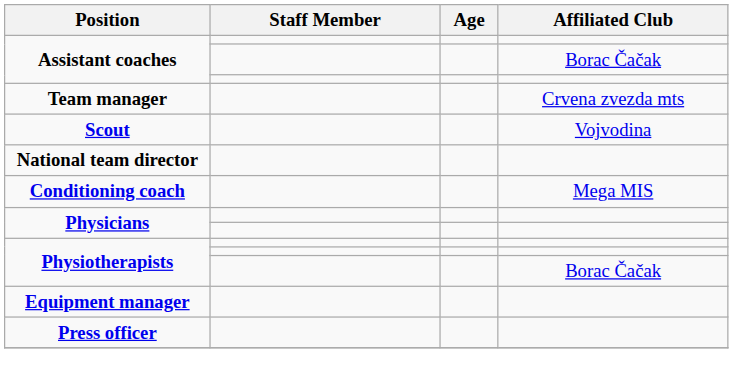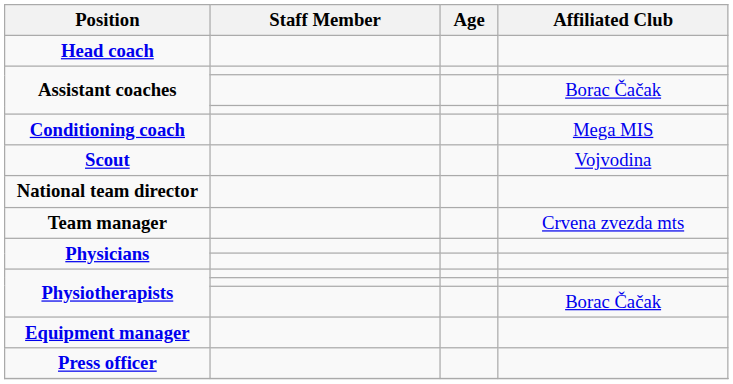+ row: (107, 50)
rows swapped: (107, 191) <-> (107, 99)
